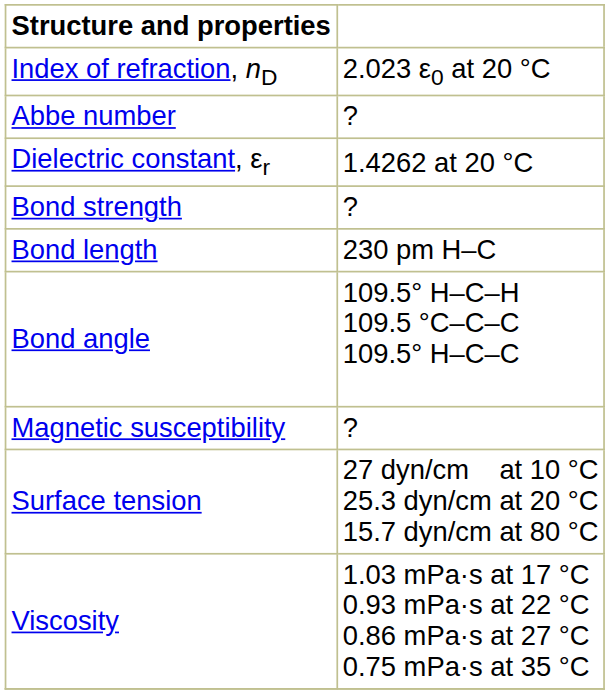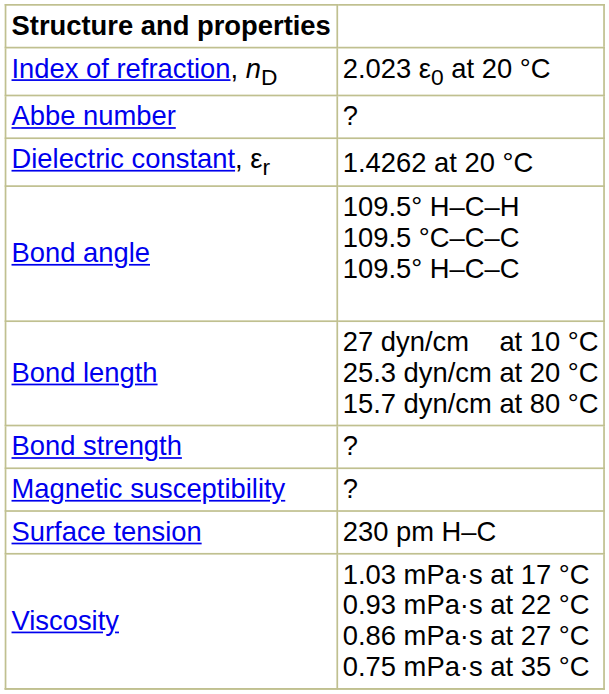rows swapped: (97, 207) <-> (81, 339)
(420, 250) 230 pm H–C -> (471, 373) 27 dyn/cm at 10 °C 25.3 dyn/cm at 20 °C 15.7 dyn/cm at 80 °C
(471, 501) 27 dyn/cm at 10 °C 25.3 dyn/cm at 20 °C 15.7 dyn/cm at 80 °C -> (420, 532) 230 pm H–C
